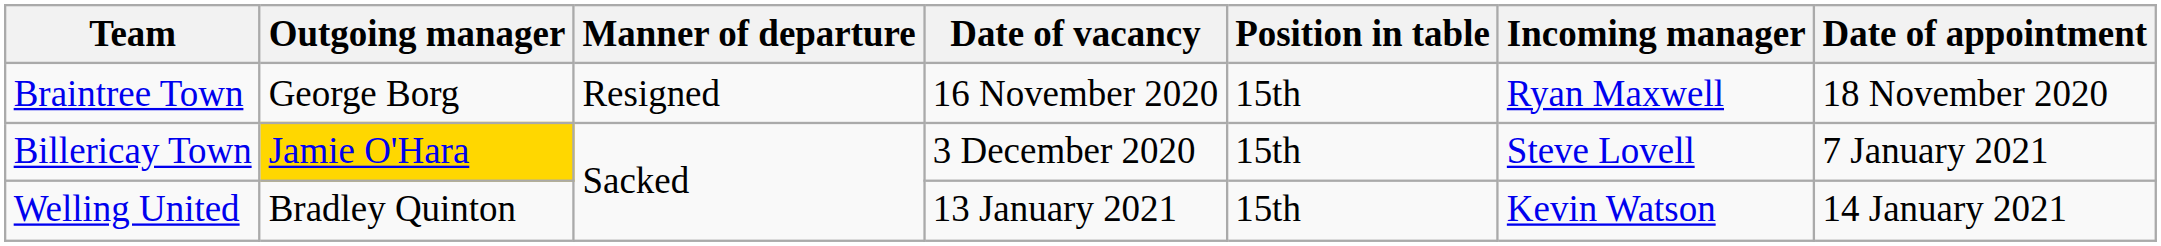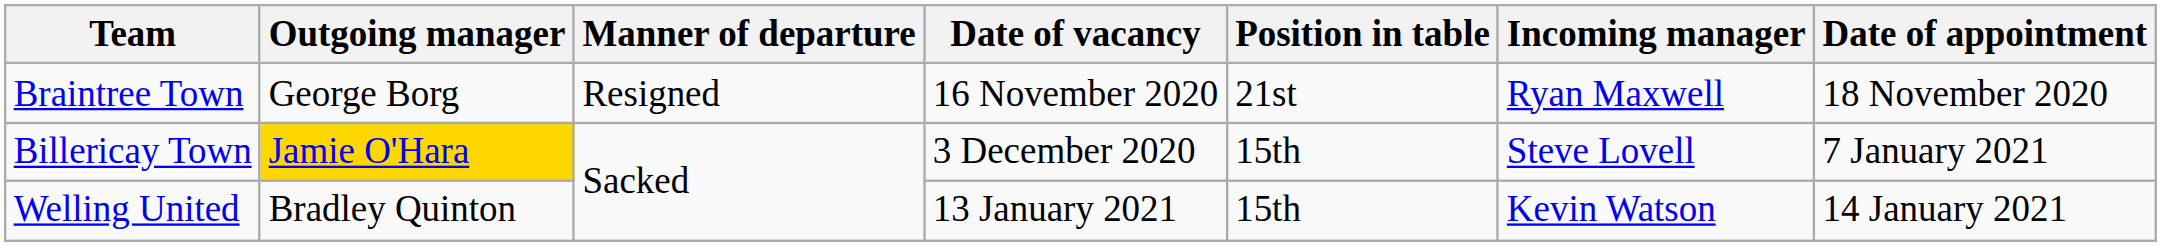(1268, 92) 15th -> (1266, 92) 21st
